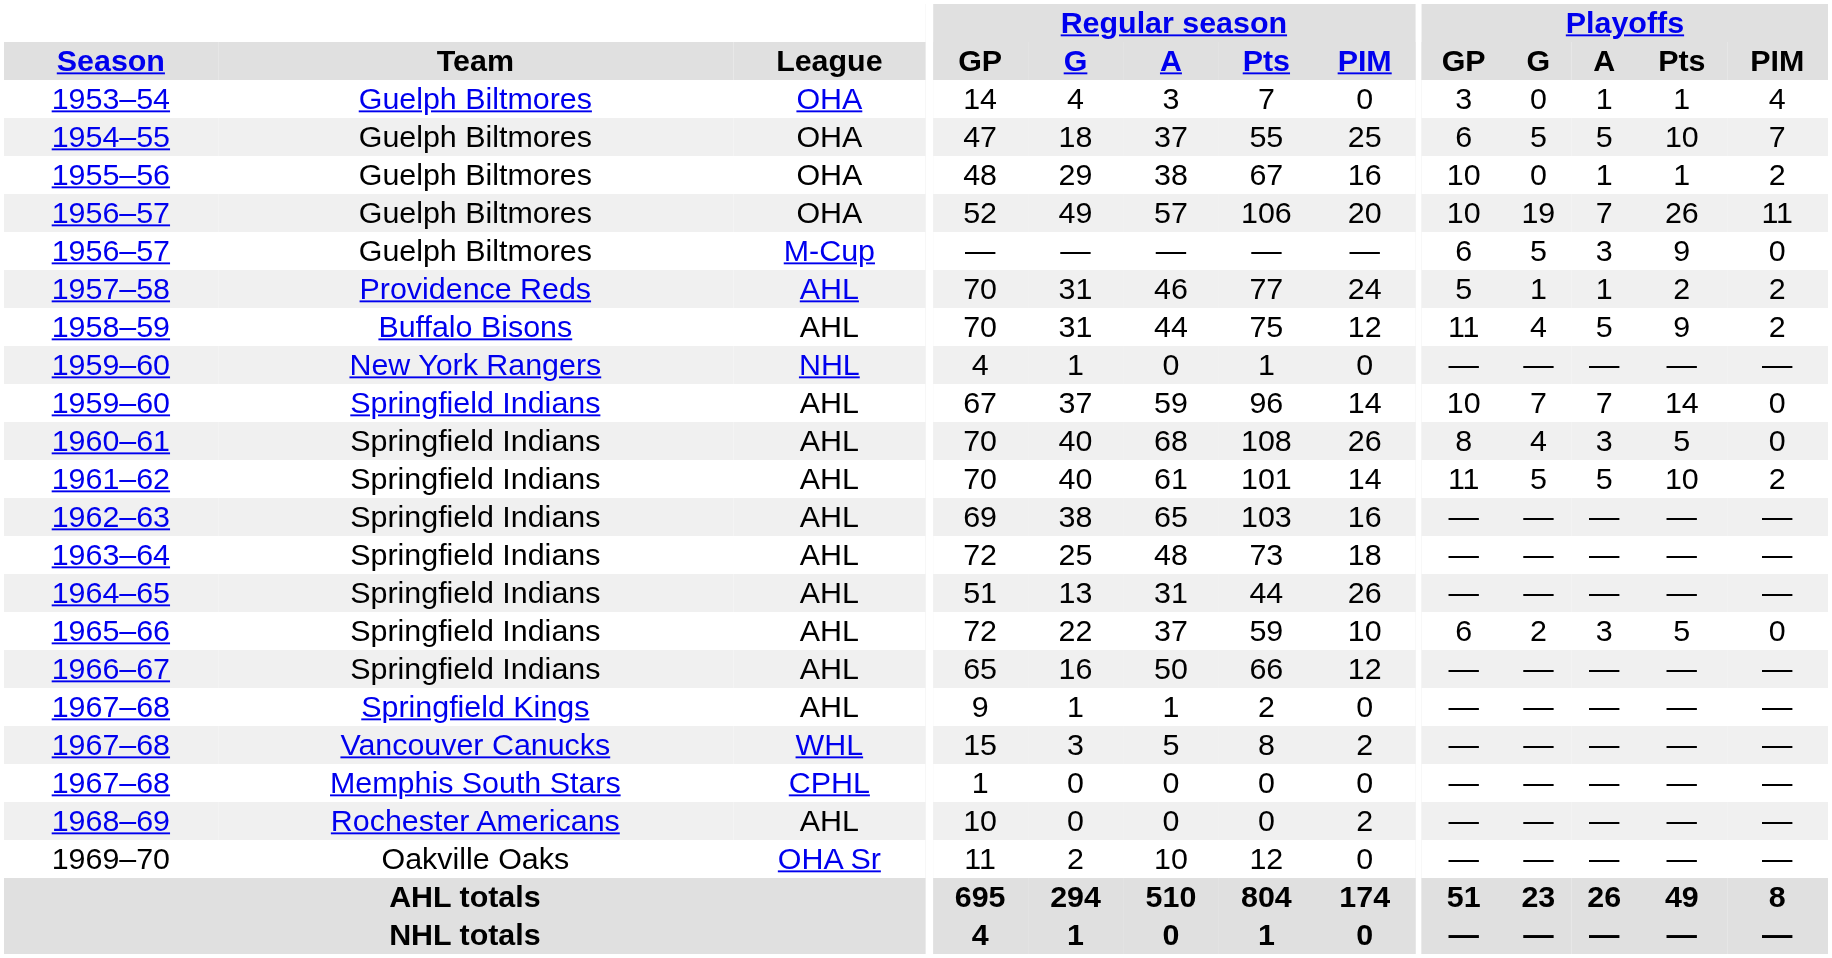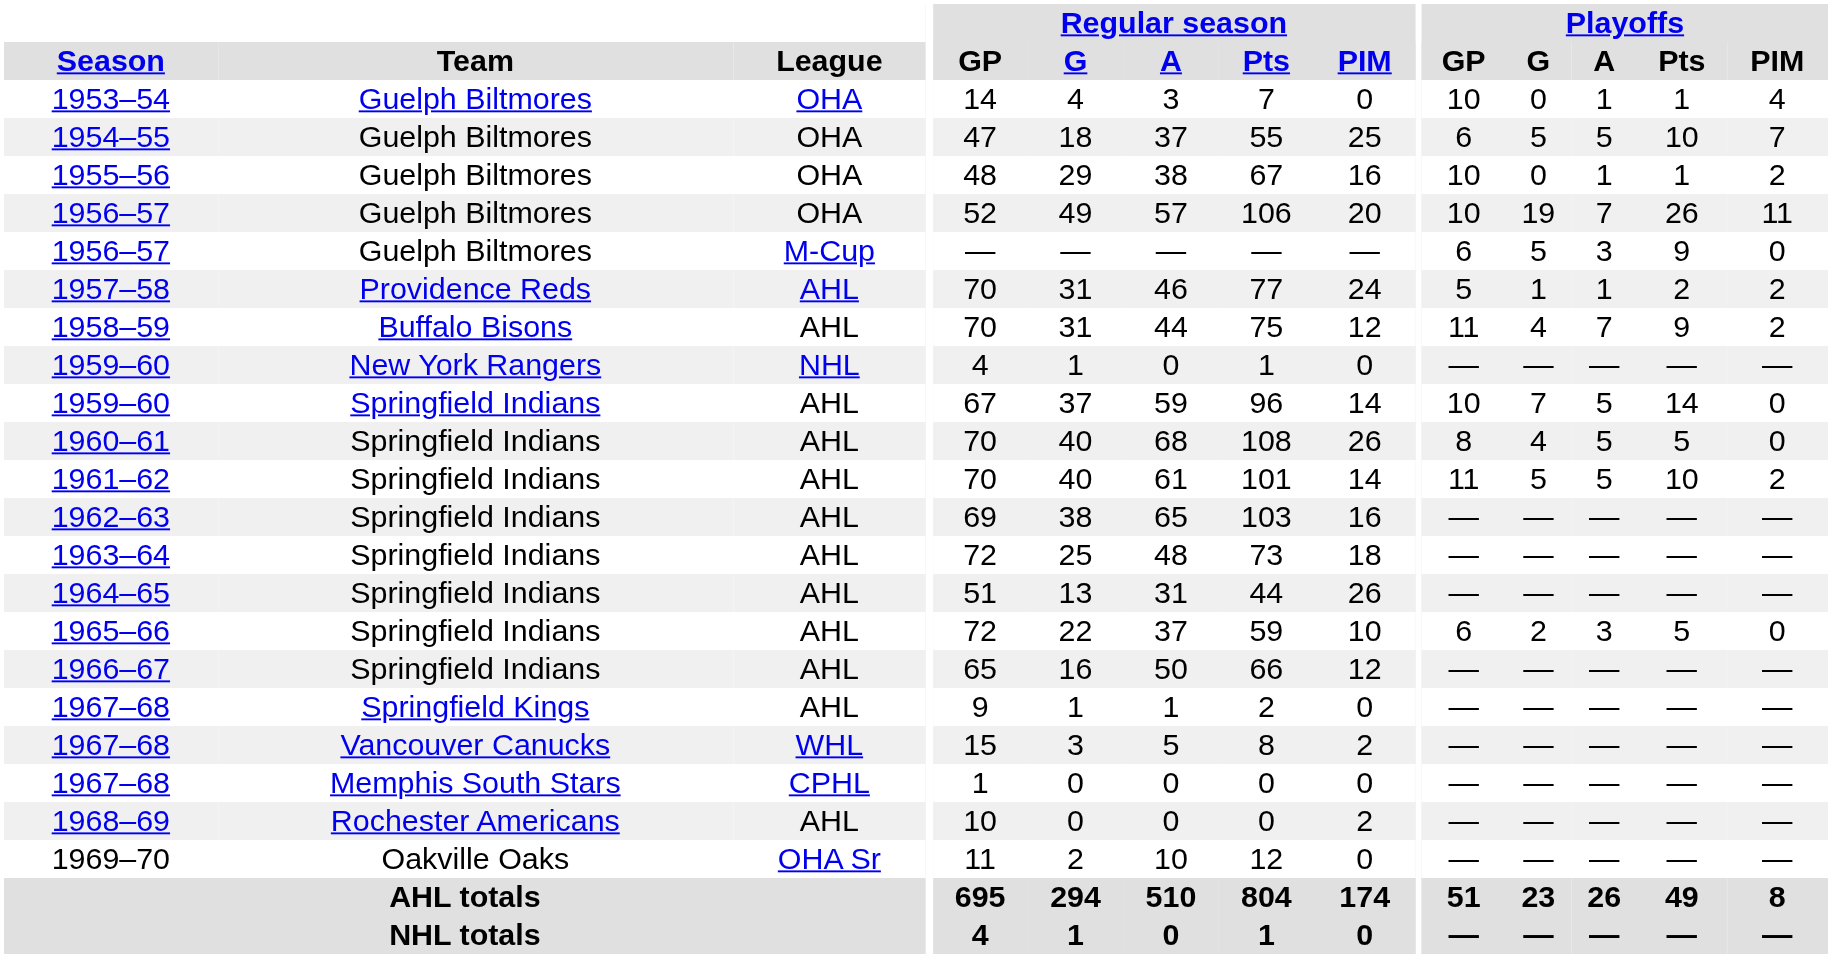(1464, 98) 3 -> (1464, 98) 10
(1604, 326) 5 -> (1604, 326) 7
(1604, 402) 7 -> (1604, 402) 5
(1604, 440) 3 -> (1604, 440) 5
